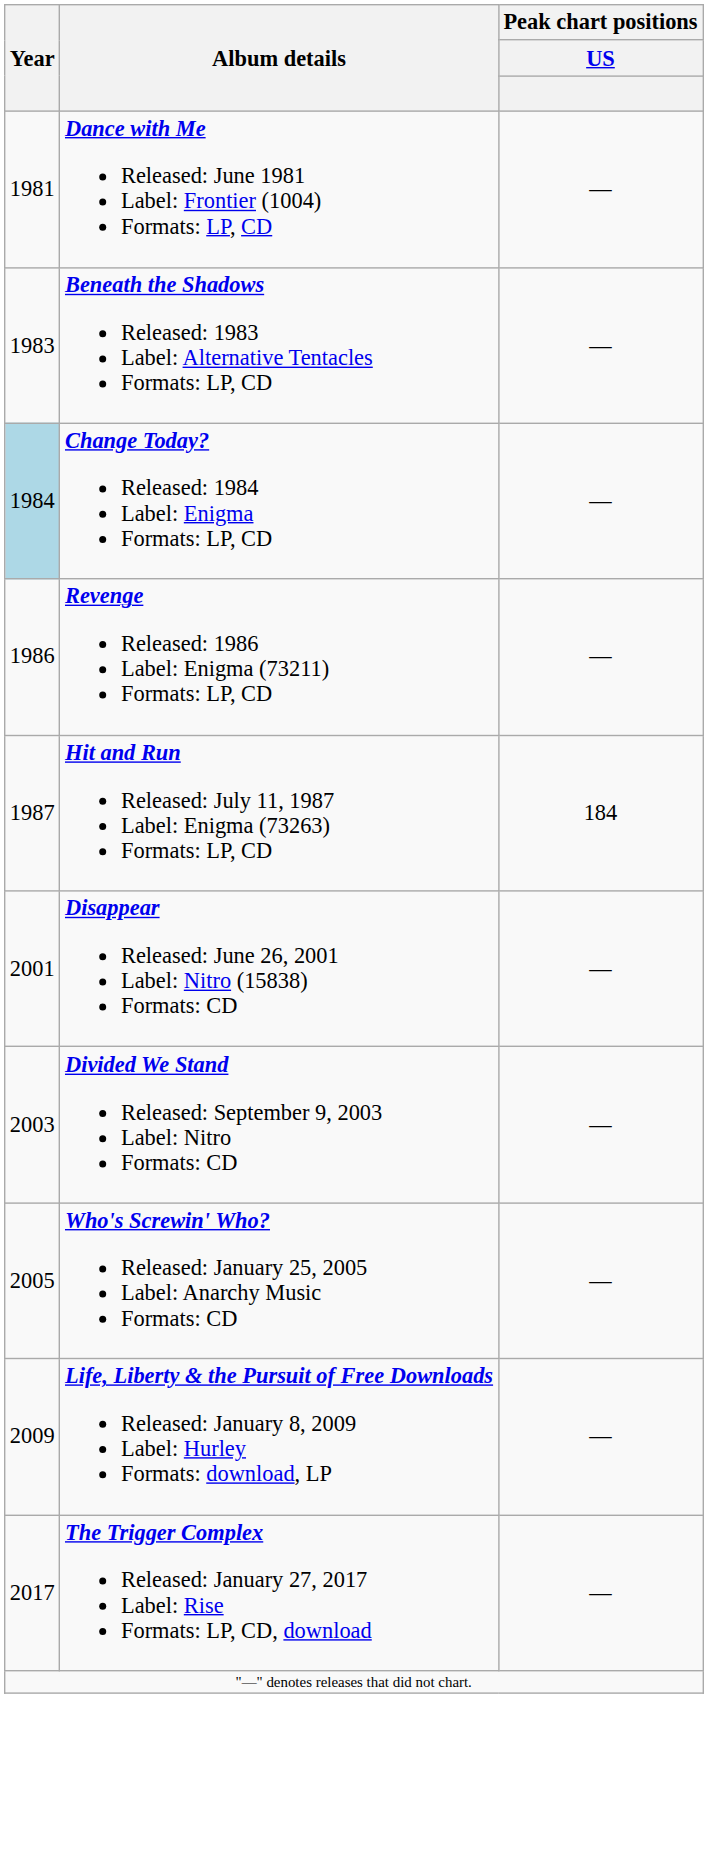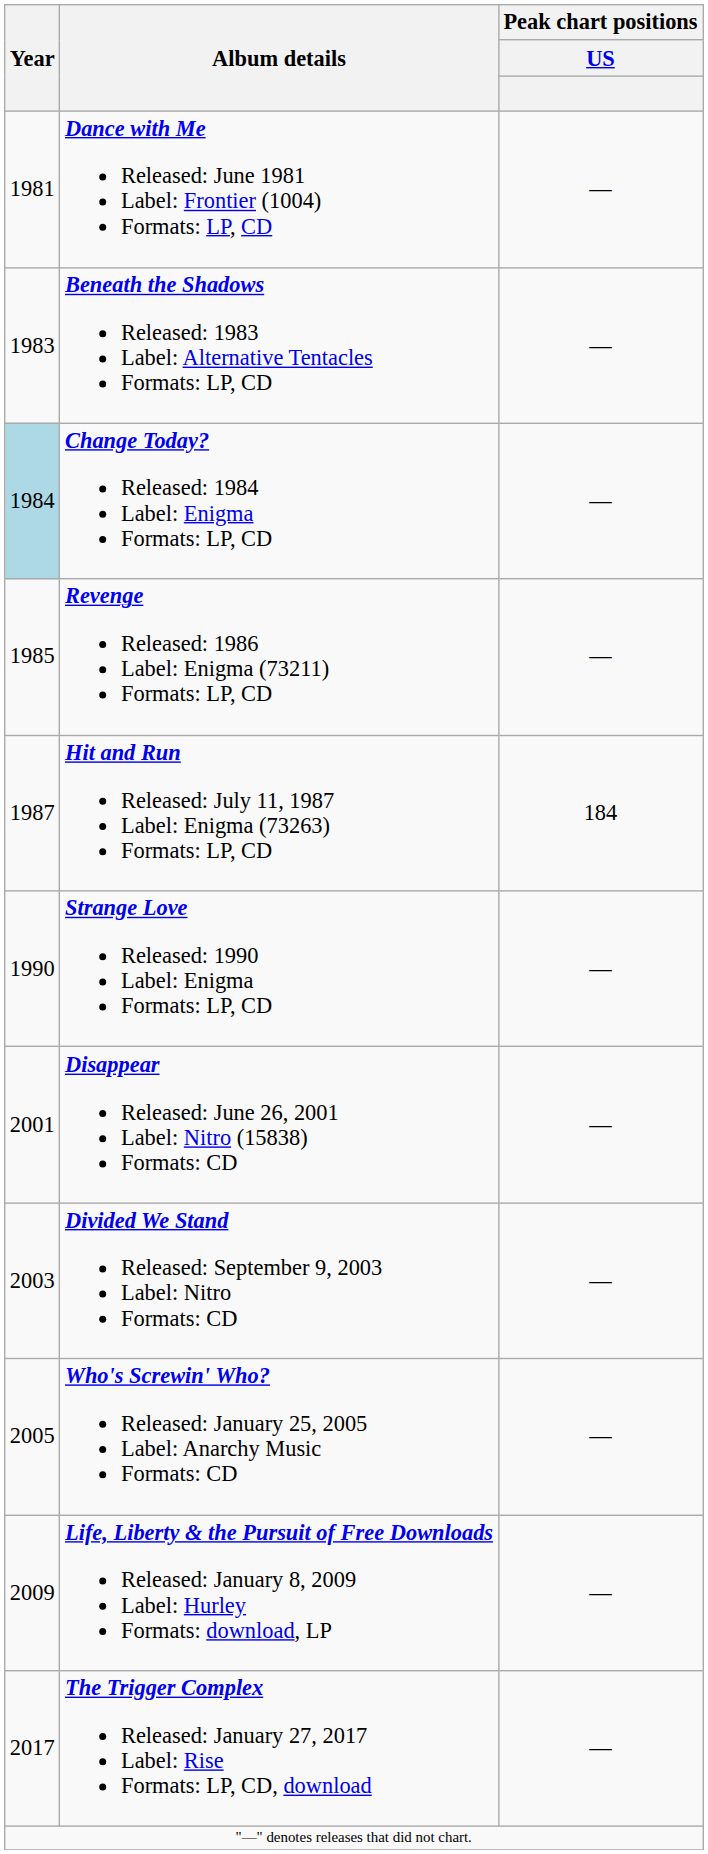(32, 656) 1986 -> (32, 656) 1985
+ row: (279, 958)
